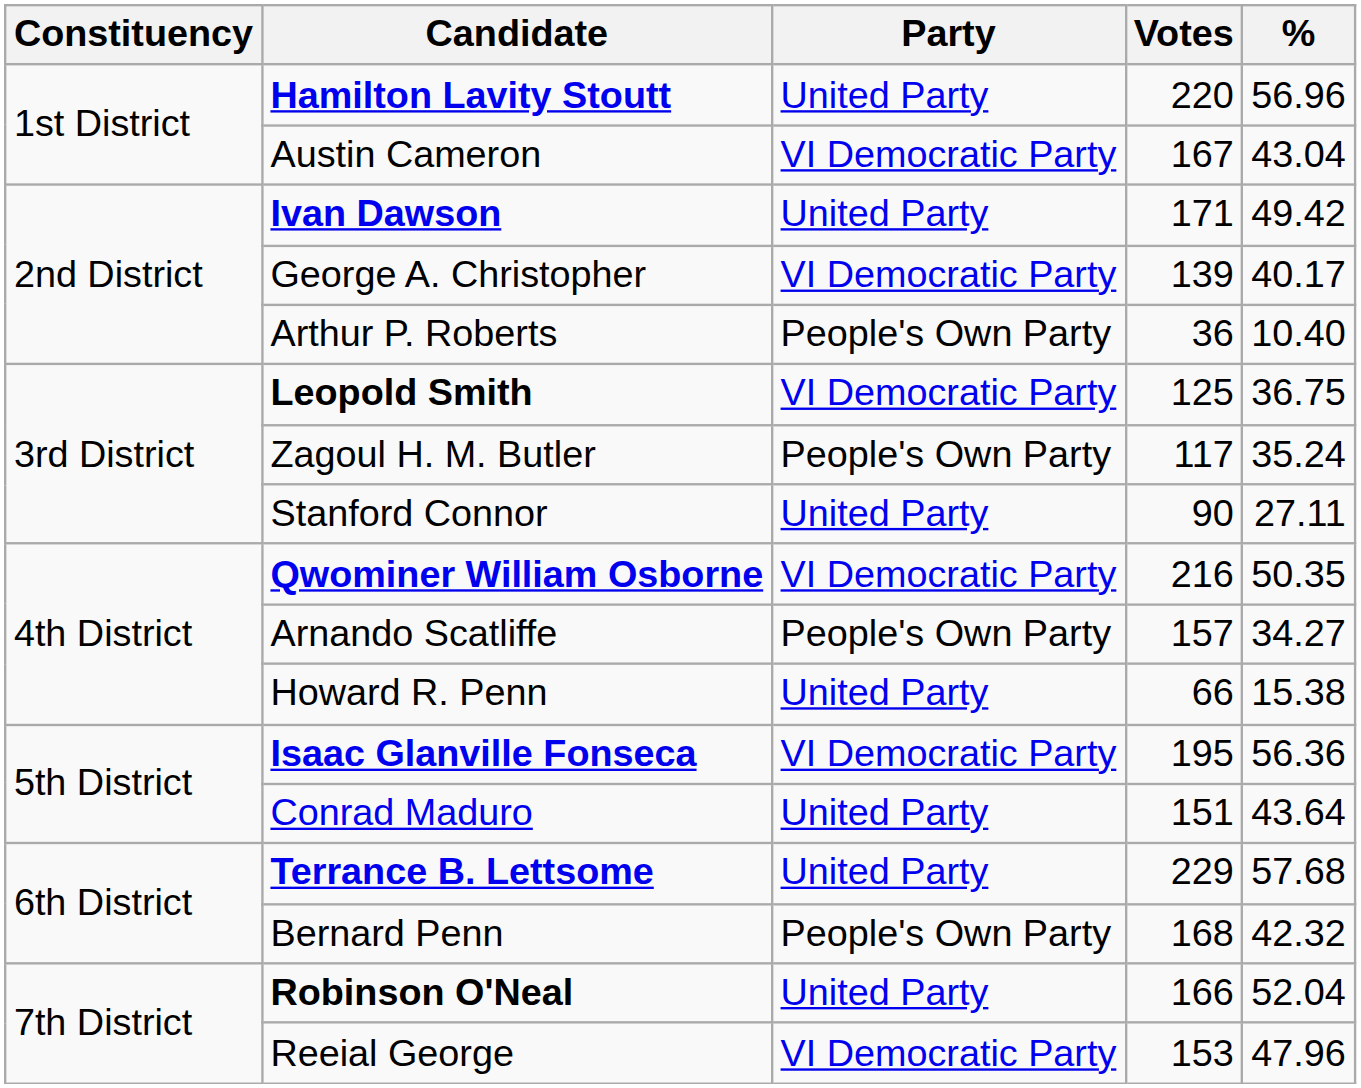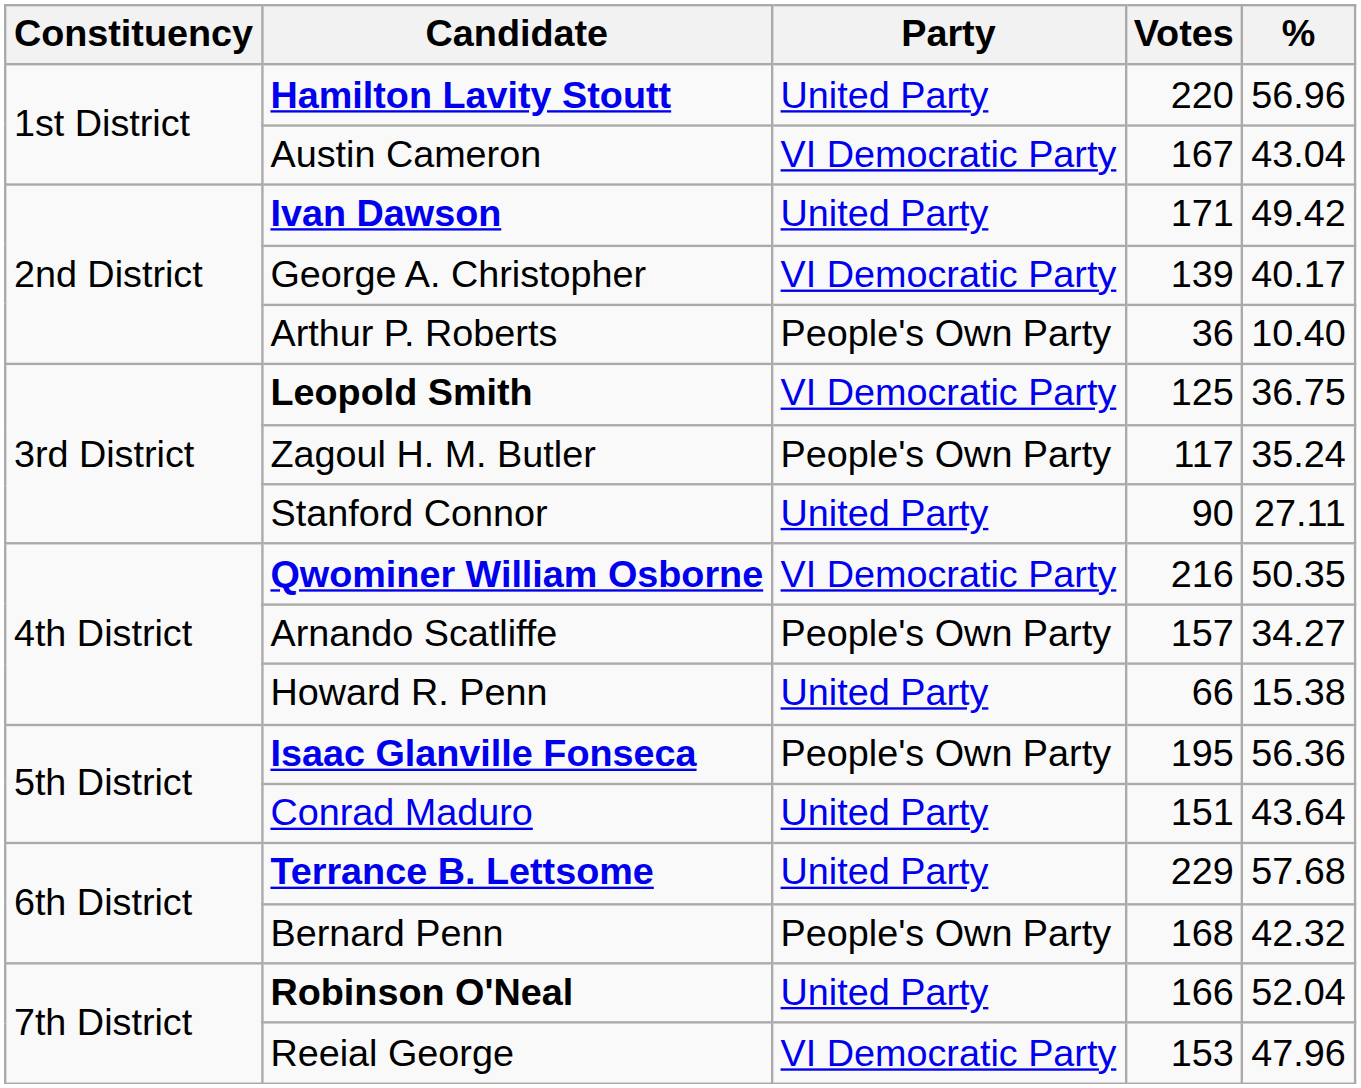(948, 753) VI Democratic Party -> (946, 753) People's Own Party
